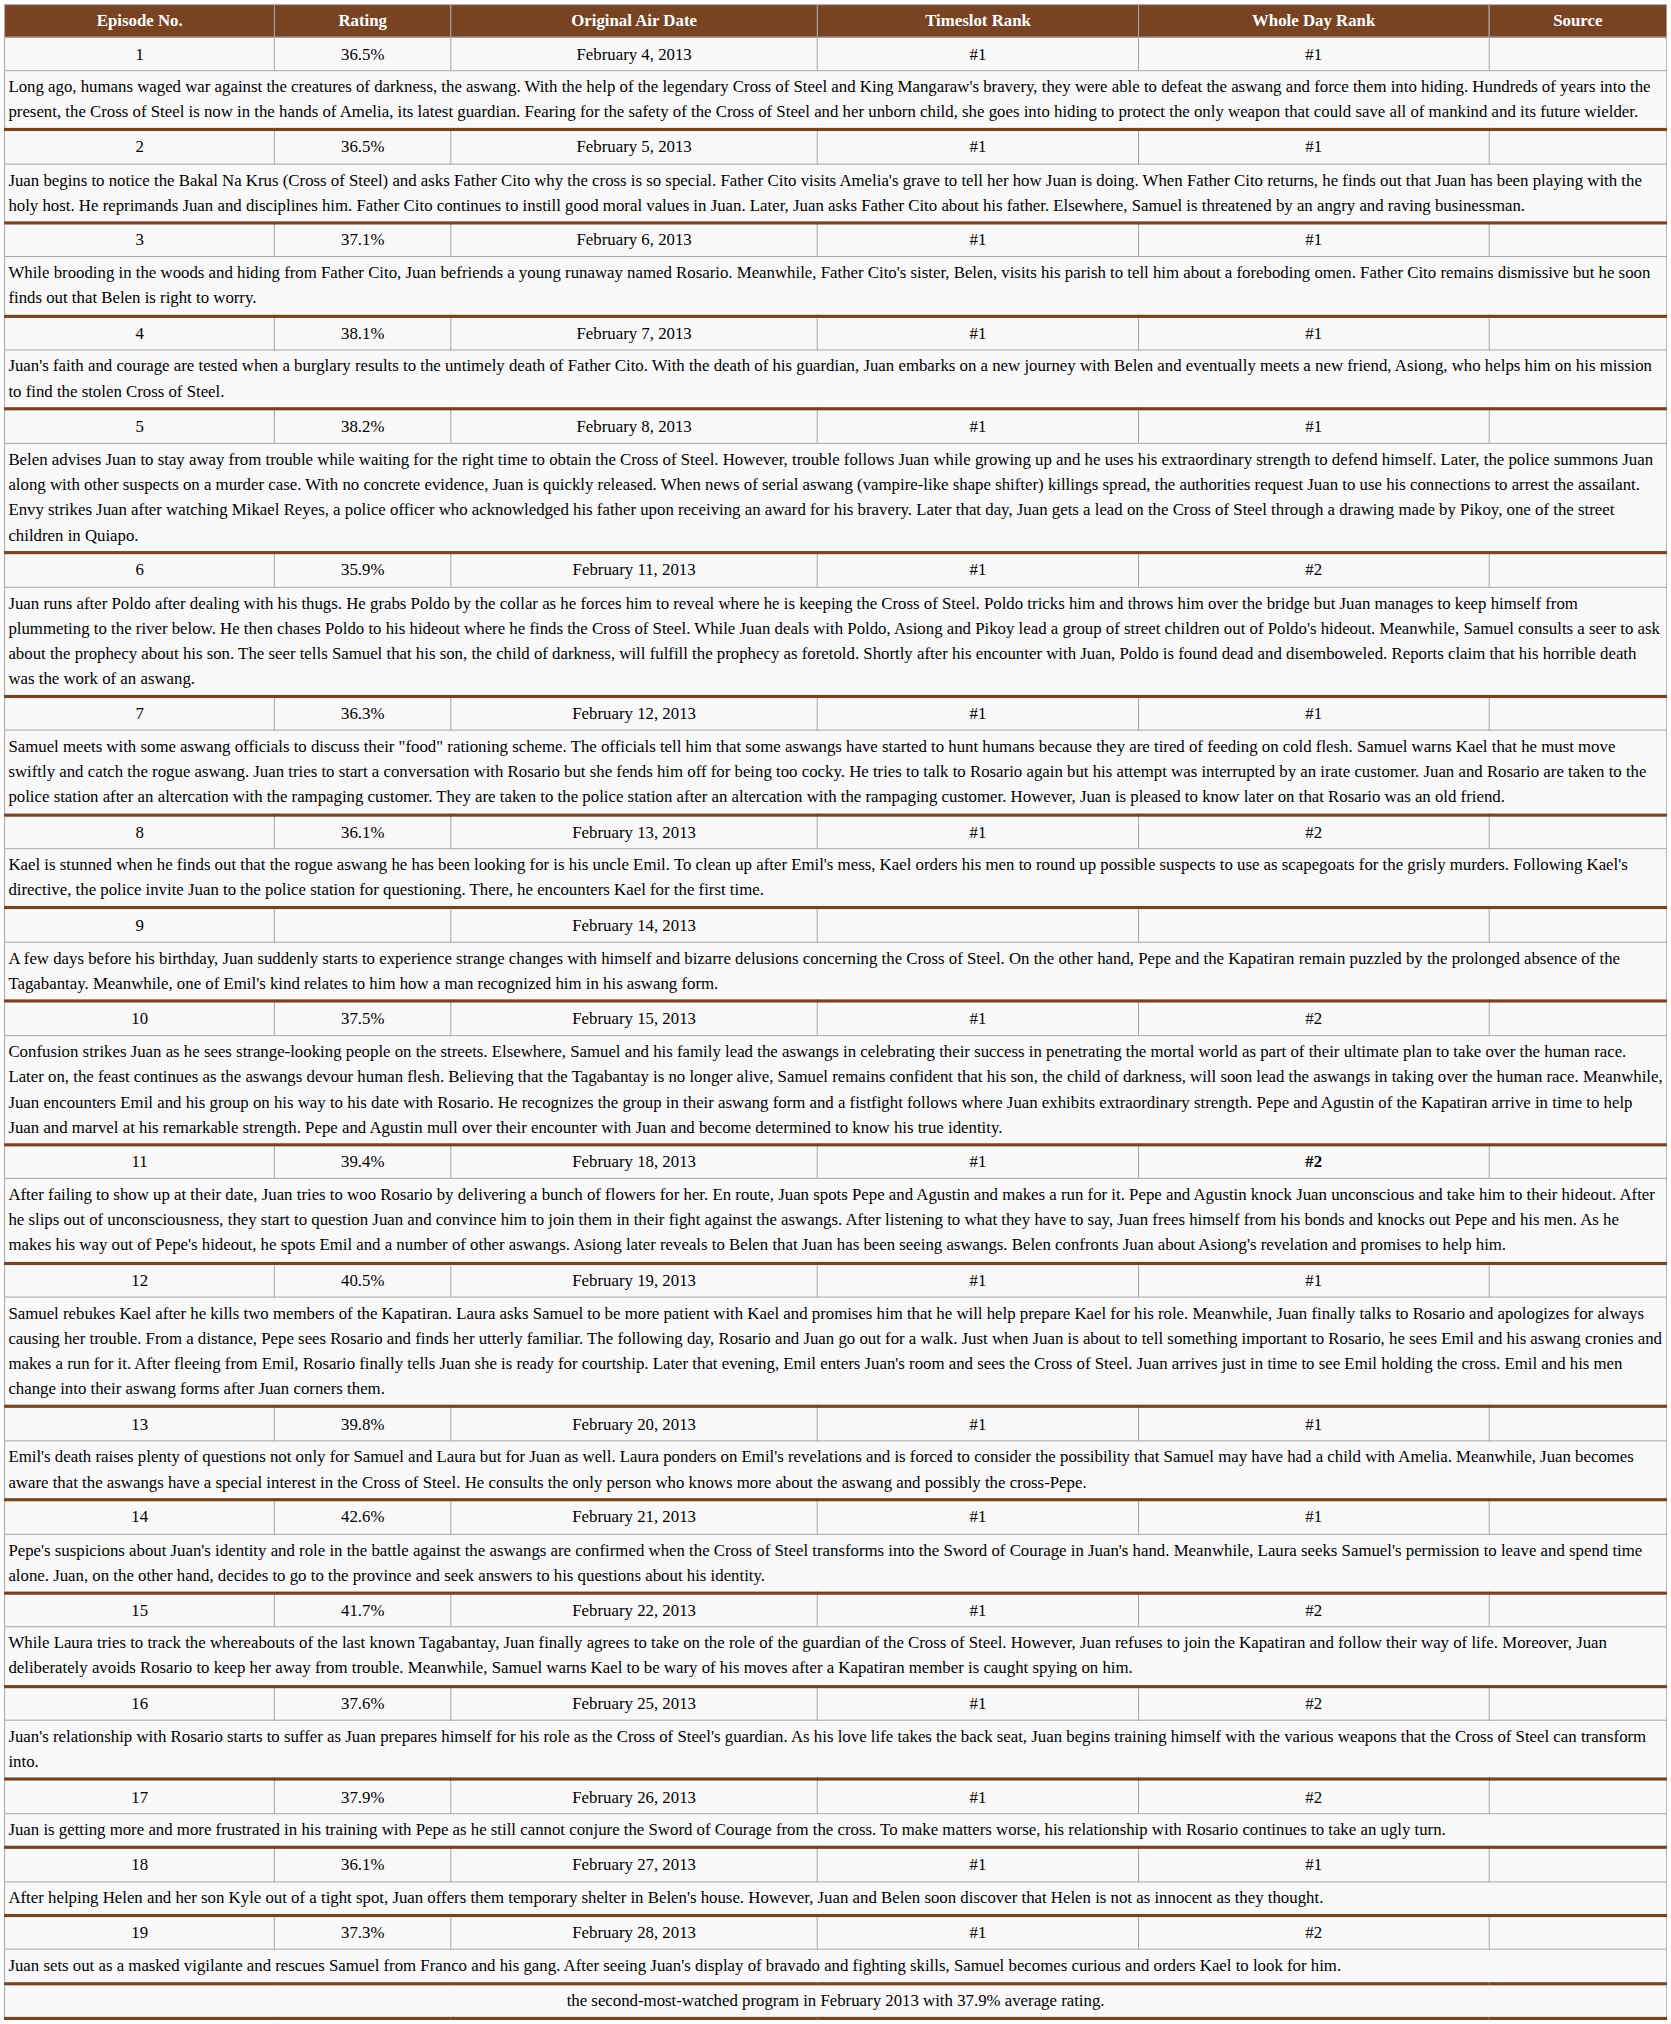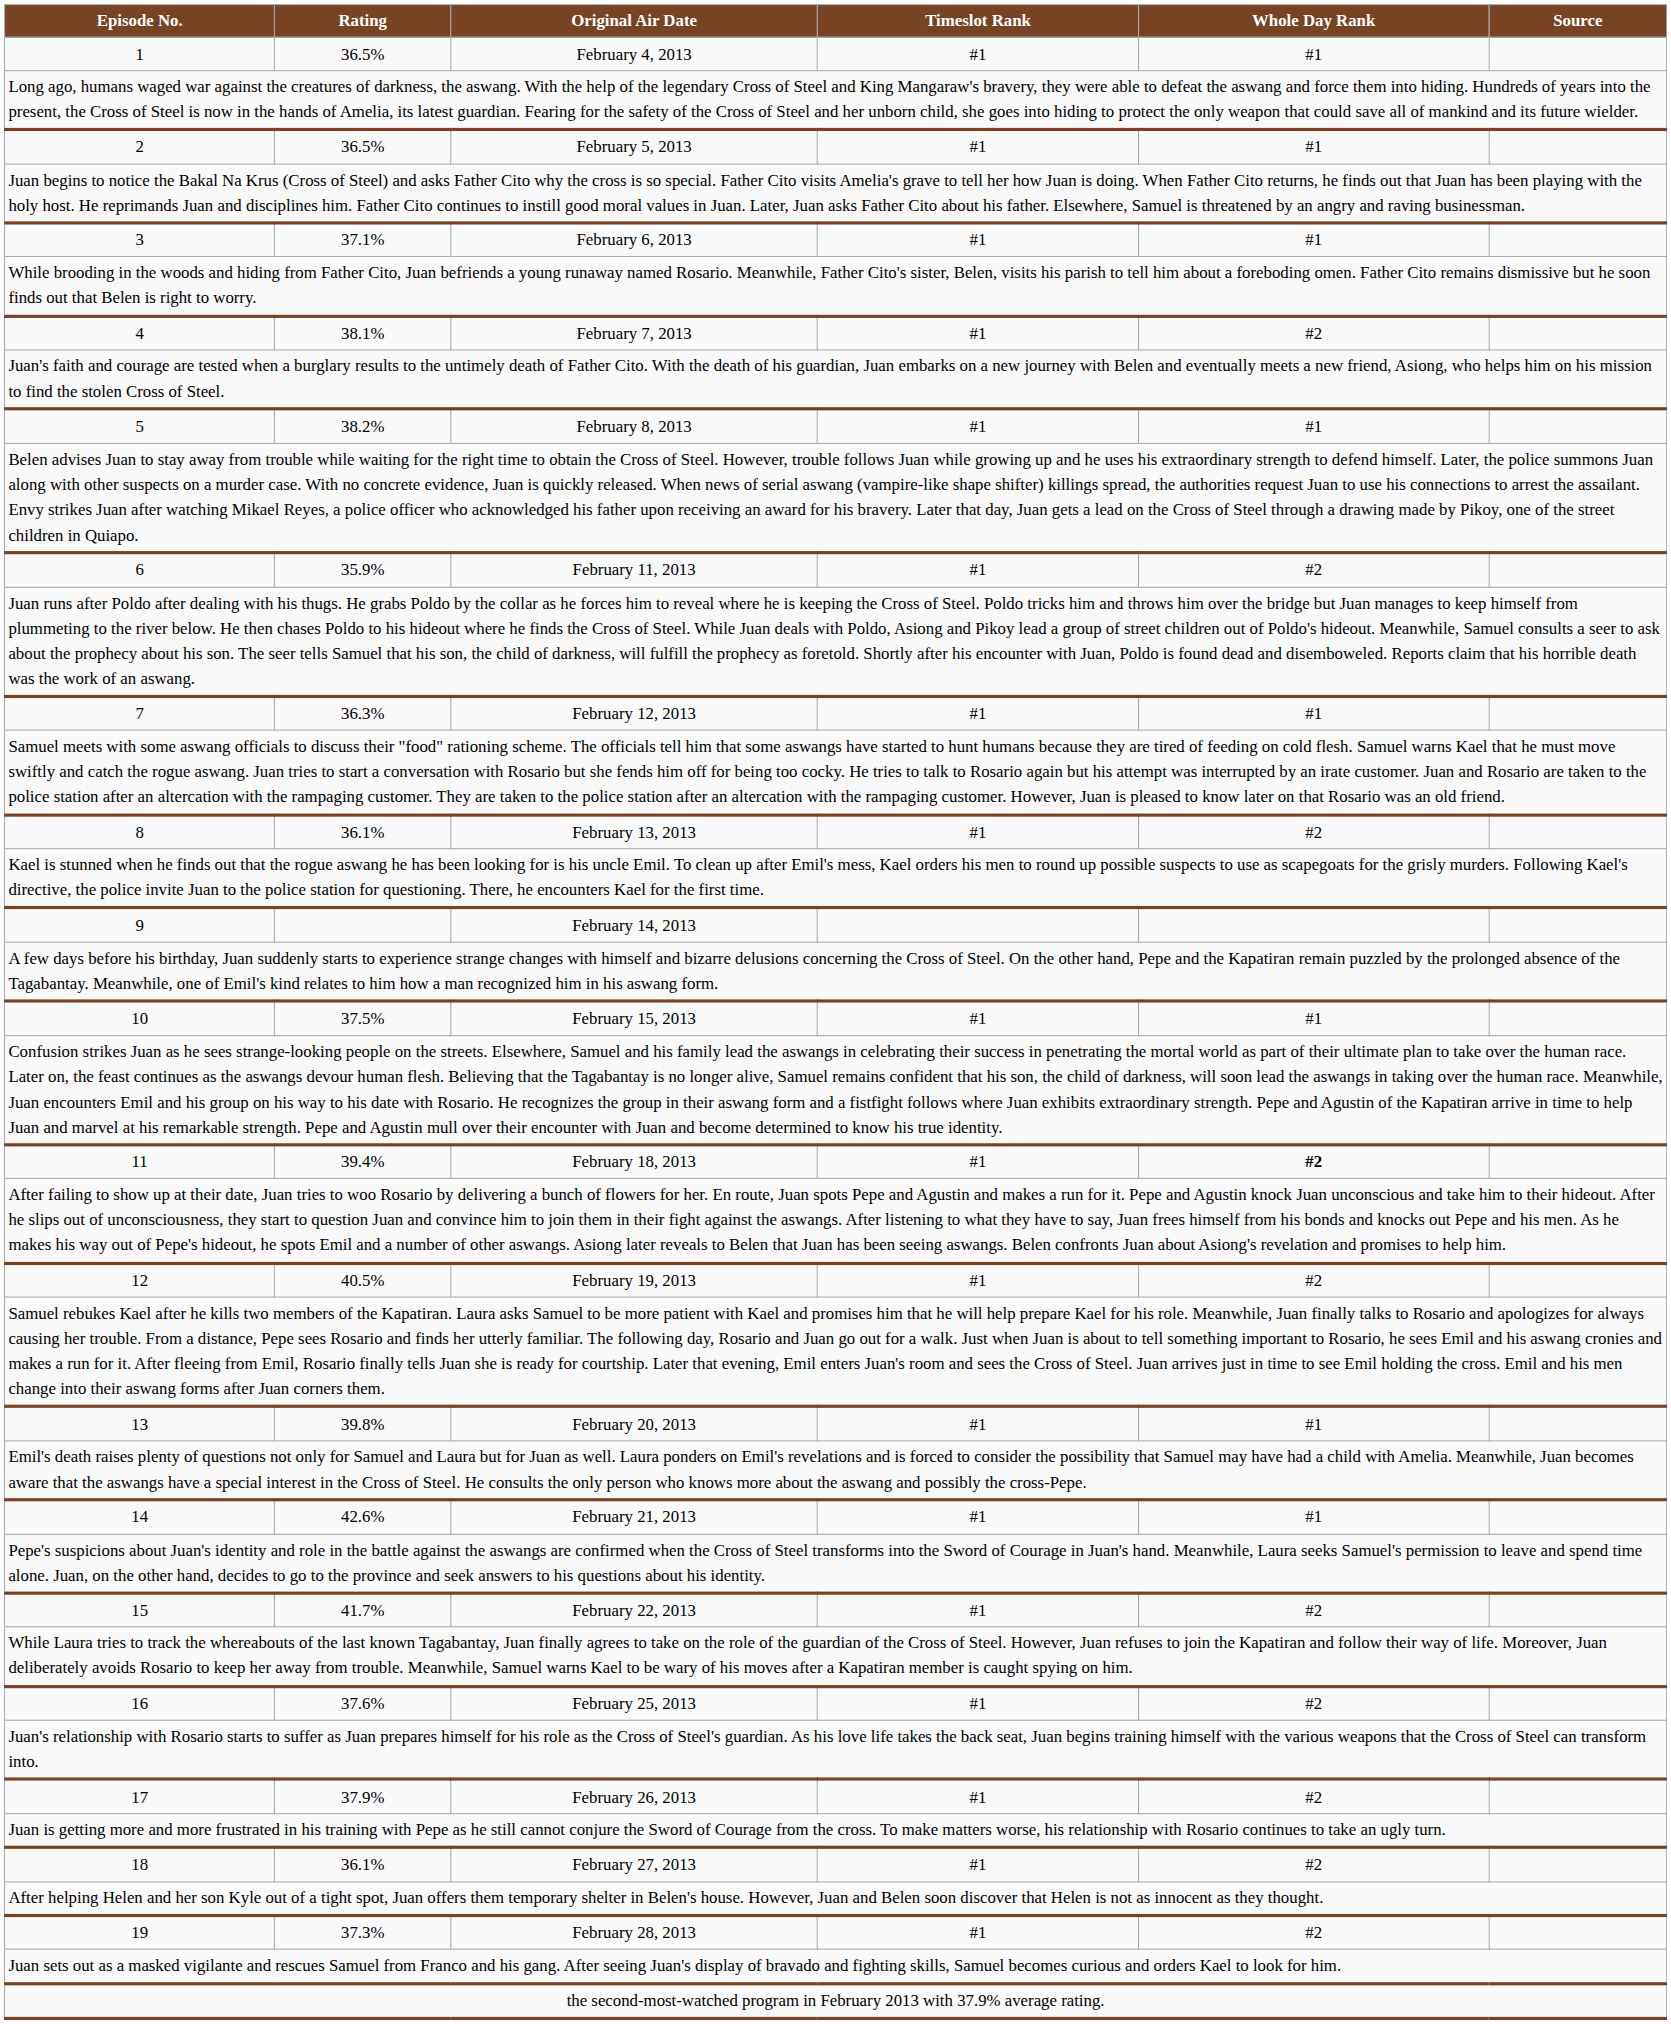(1314, 333) #1 -> (1314, 333) #2
(1314, 1018) #2 -> (1314, 1018) #1
(1314, 1280) #1 -> (1314, 1280) #2
(1314, 1864) #1 -> (1314, 1864) #2
